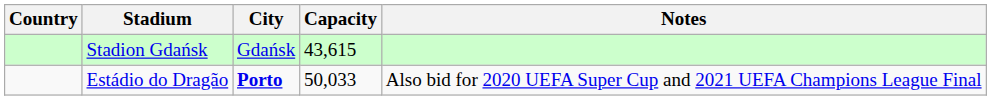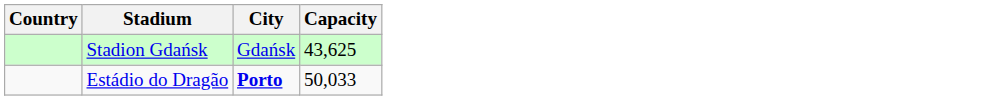- column: (684, 19)
(330, 49) 43,615 -> (330, 49) 43,625
